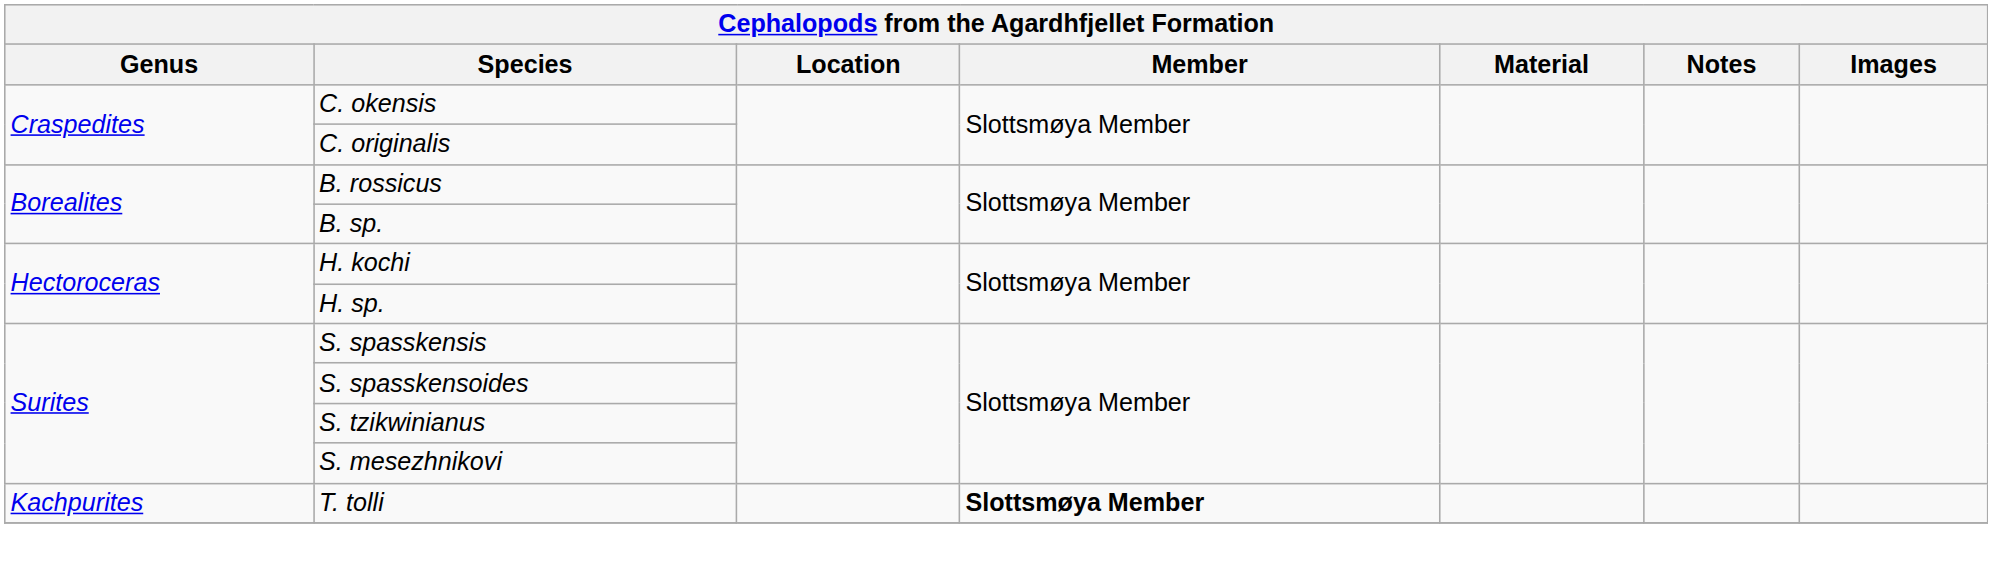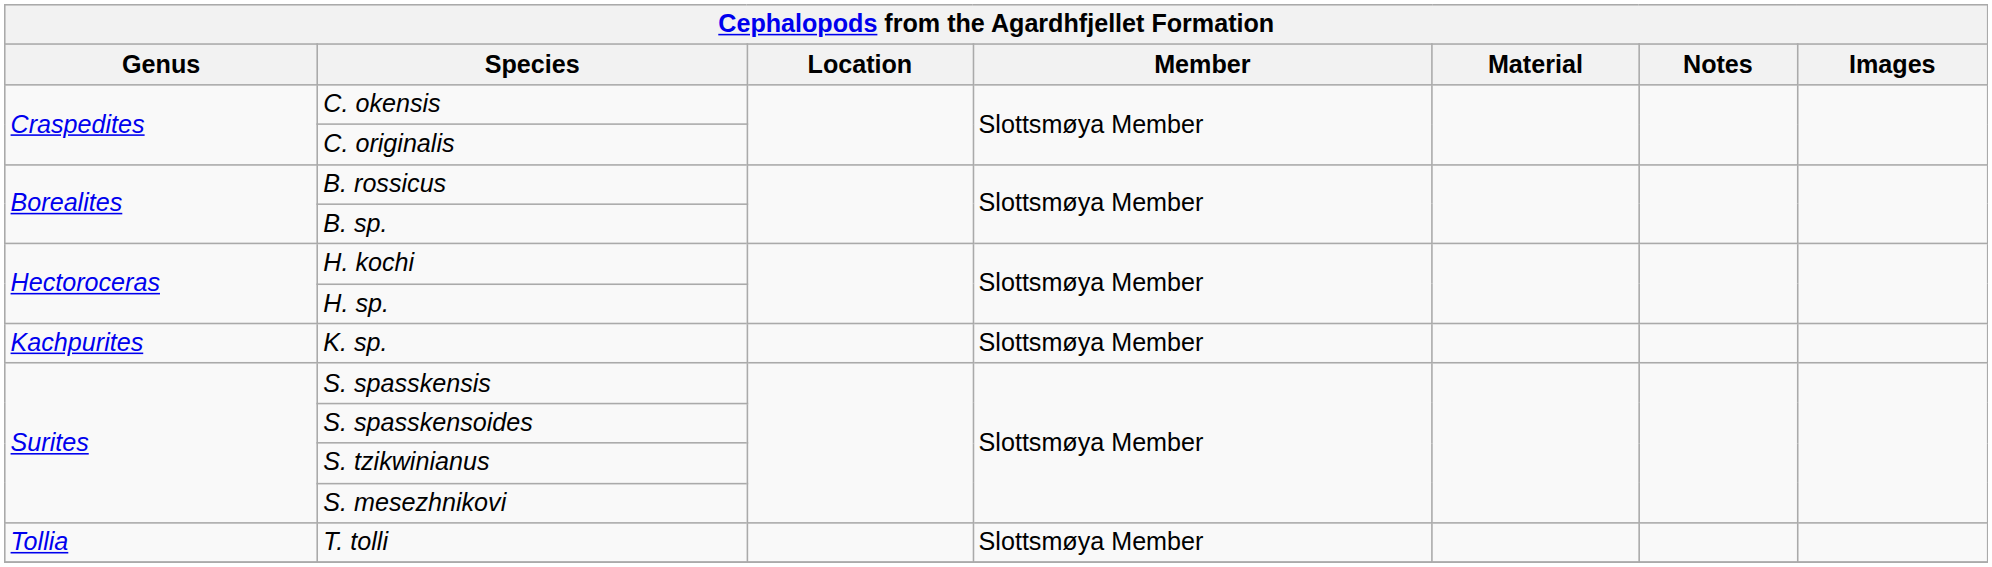+ row: (355, 343)
(77, 502) Kachpurites -> (39, 542) Tollia
(1085, 502) bold -> (1091, 542) normal
